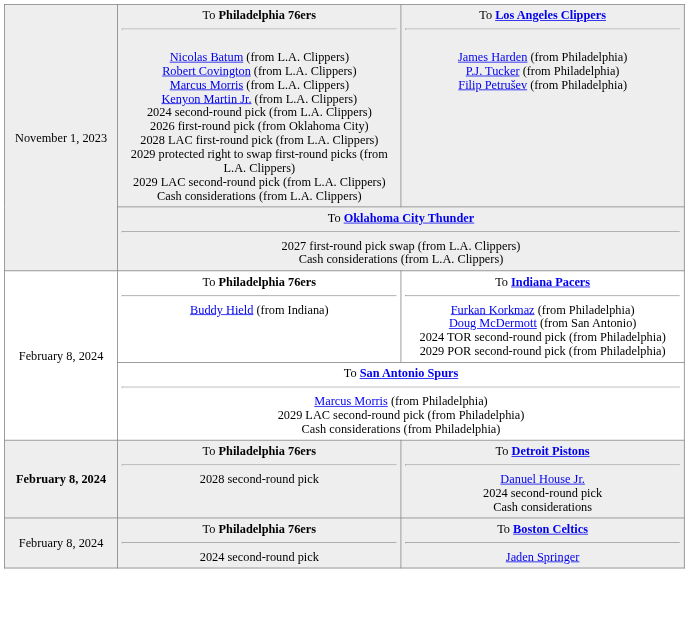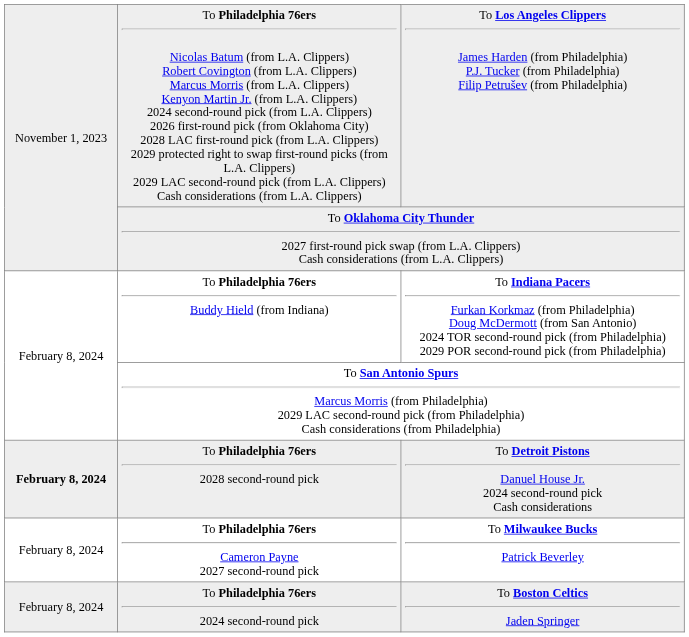+ row: (259, 550)
